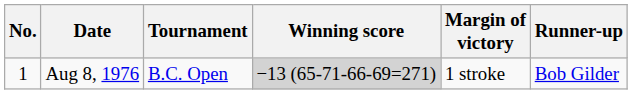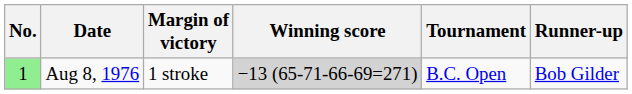columns swapped: (198, 31) <-> (485, 31)
(23, 73) no background -> (23, 73) lightgreen background
